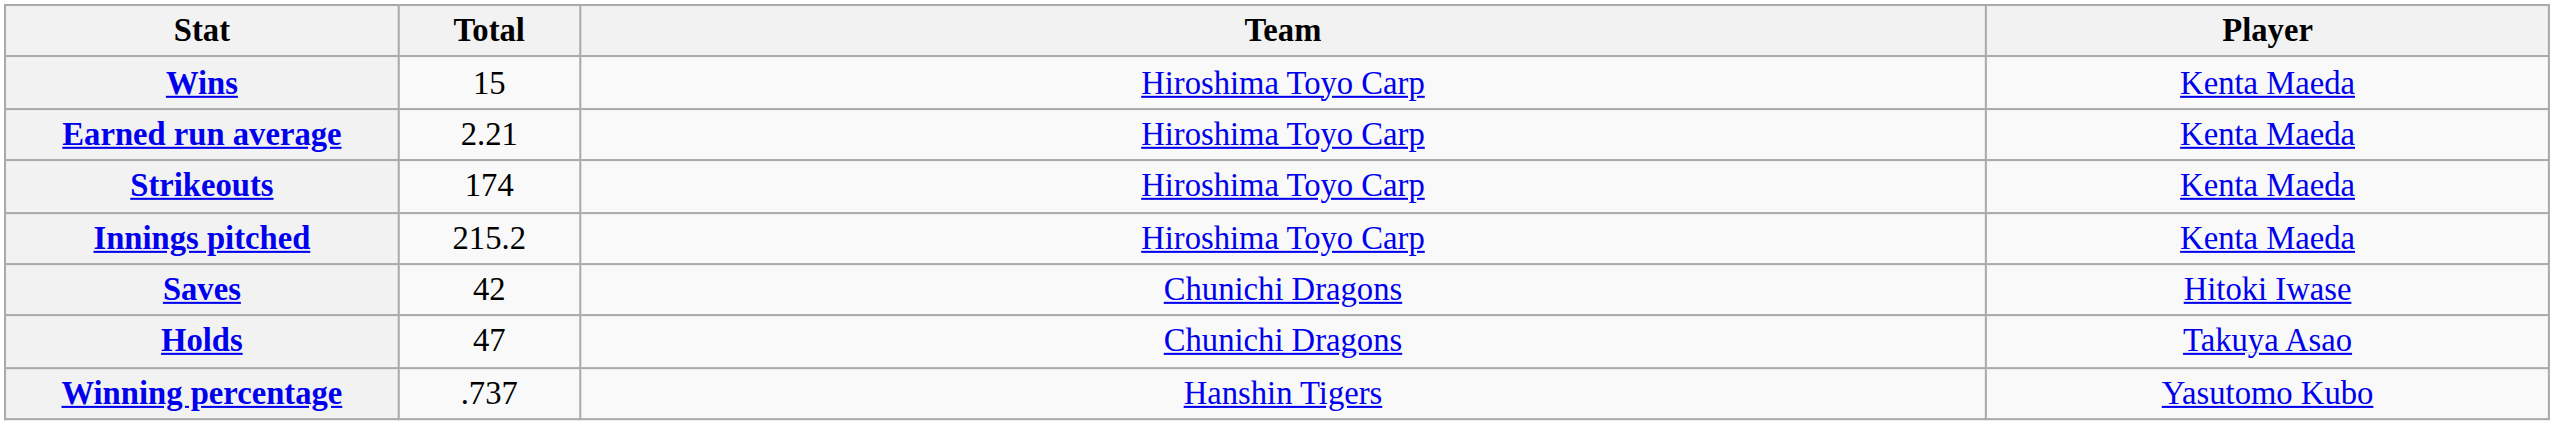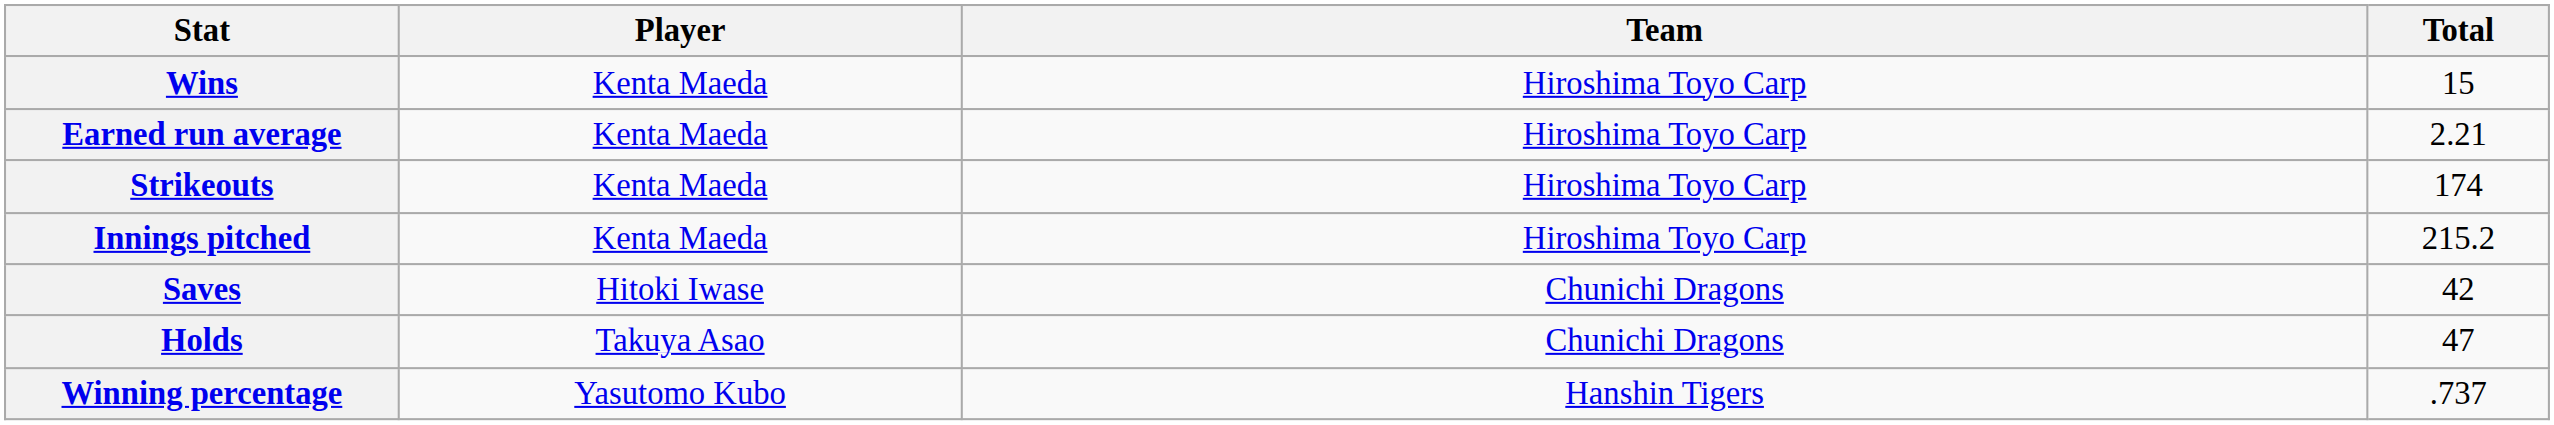columns swapped: (2268, 30) <-> (489, 30)
